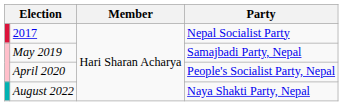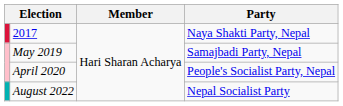(238, 33) Nepal Socialist Party -> (249, 33) Naya Shakti Party, Nepal
(249, 91) Naya Shakti Party, Nepal -> (238, 91) Nepal Socialist Party
